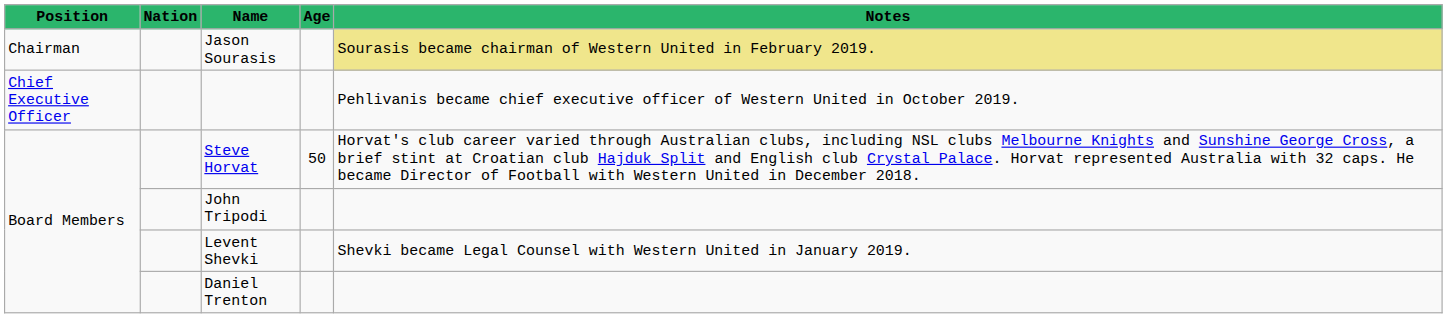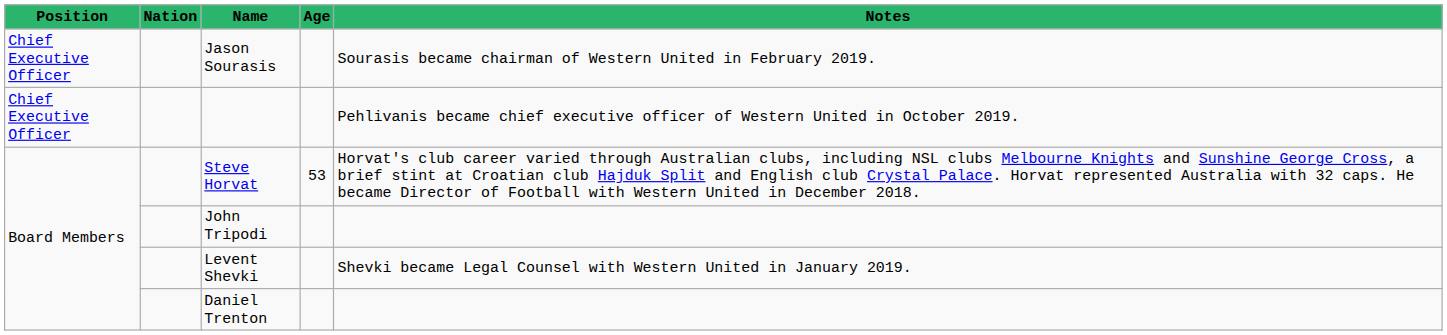(44, 50) Chairman -> (49, 58) Chief Executive Officer
(607, 50) khaki background -> (607, 58) no background
(317, 159) 50 -> (317, 176) 53
